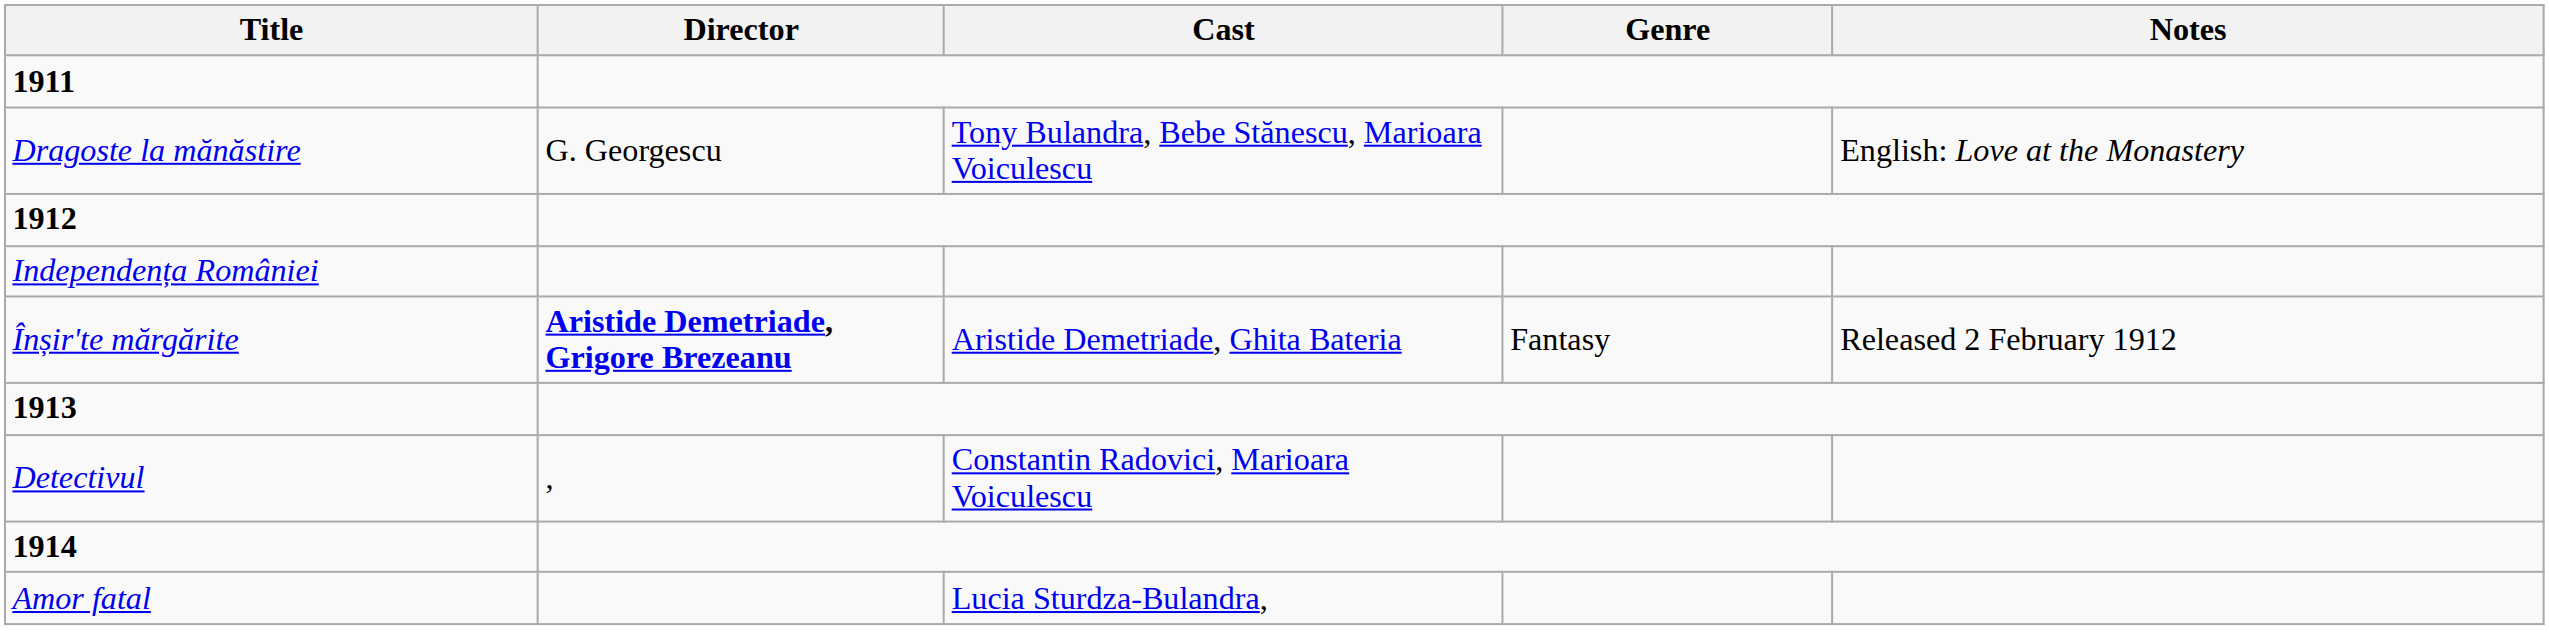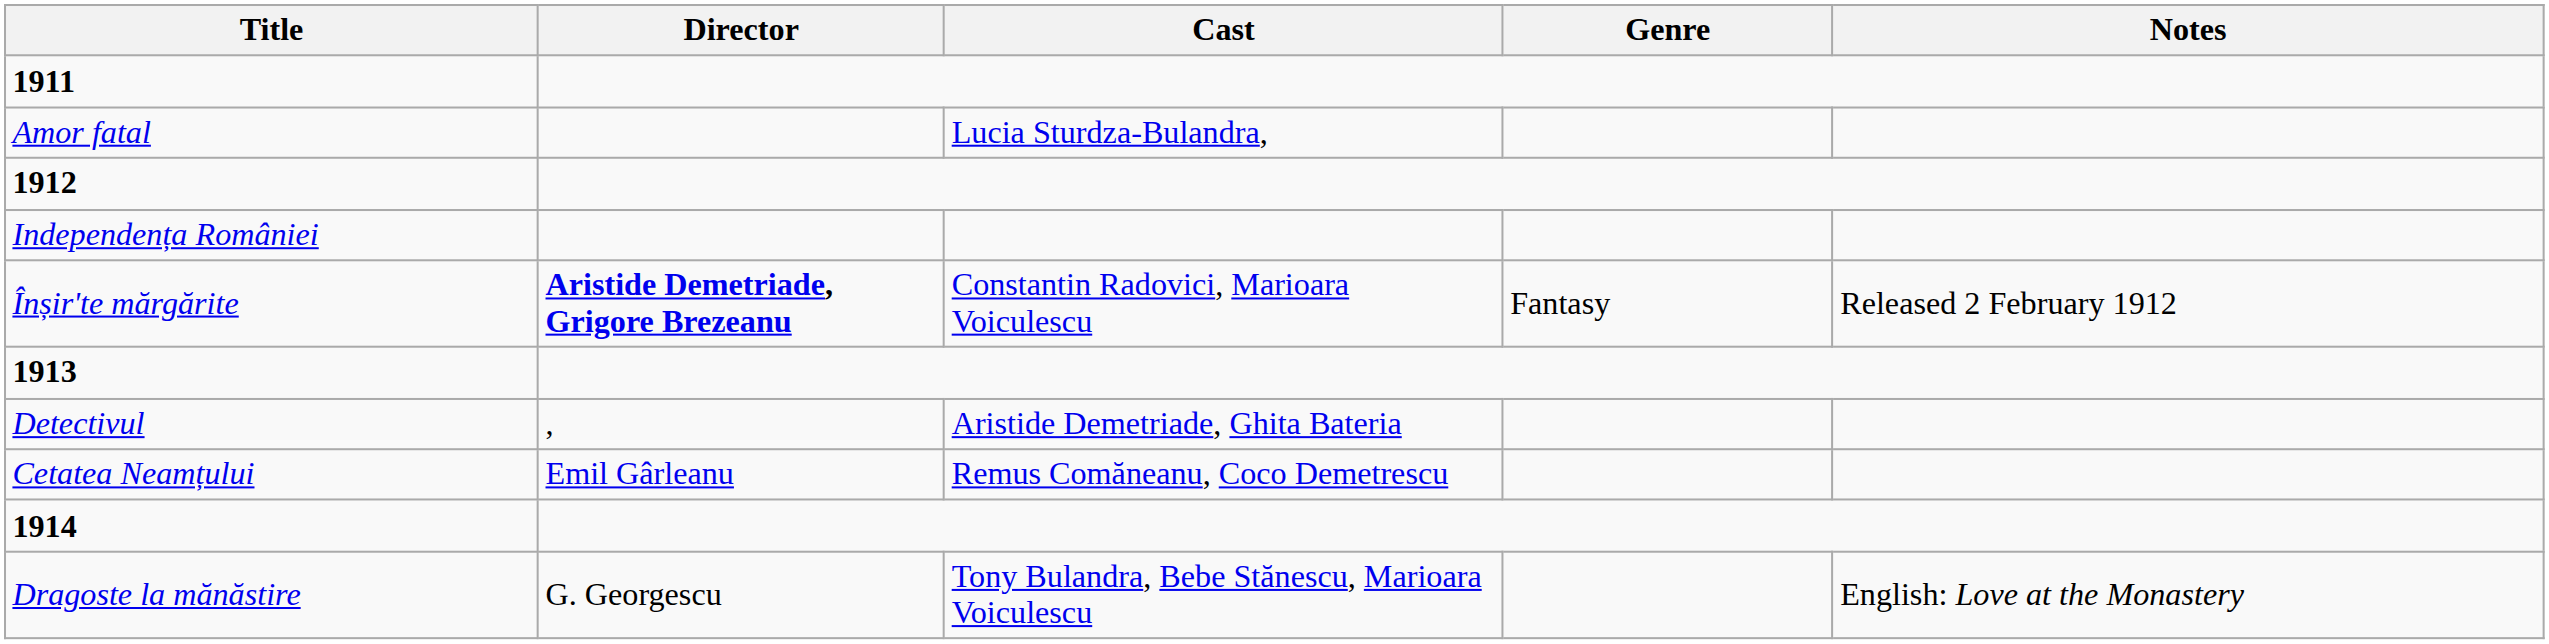rows swapped: (82, 597) <-> (157, 150)
(1177, 339) Aristide Demetriade, Ghita Bateria -> (1150, 303) Constantin Radovici, Marioara Voiculescu
(1150, 477) Constantin Radovici, Marioara Voiculescu -> (1177, 423) Aristide Demetriade, Ghita Bateria
+ row: (133, 474)
